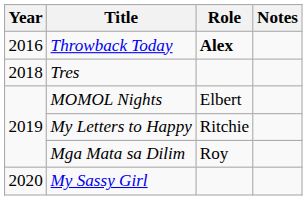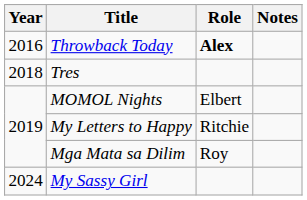(26, 180) 2020 -> (26, 180) 2024
